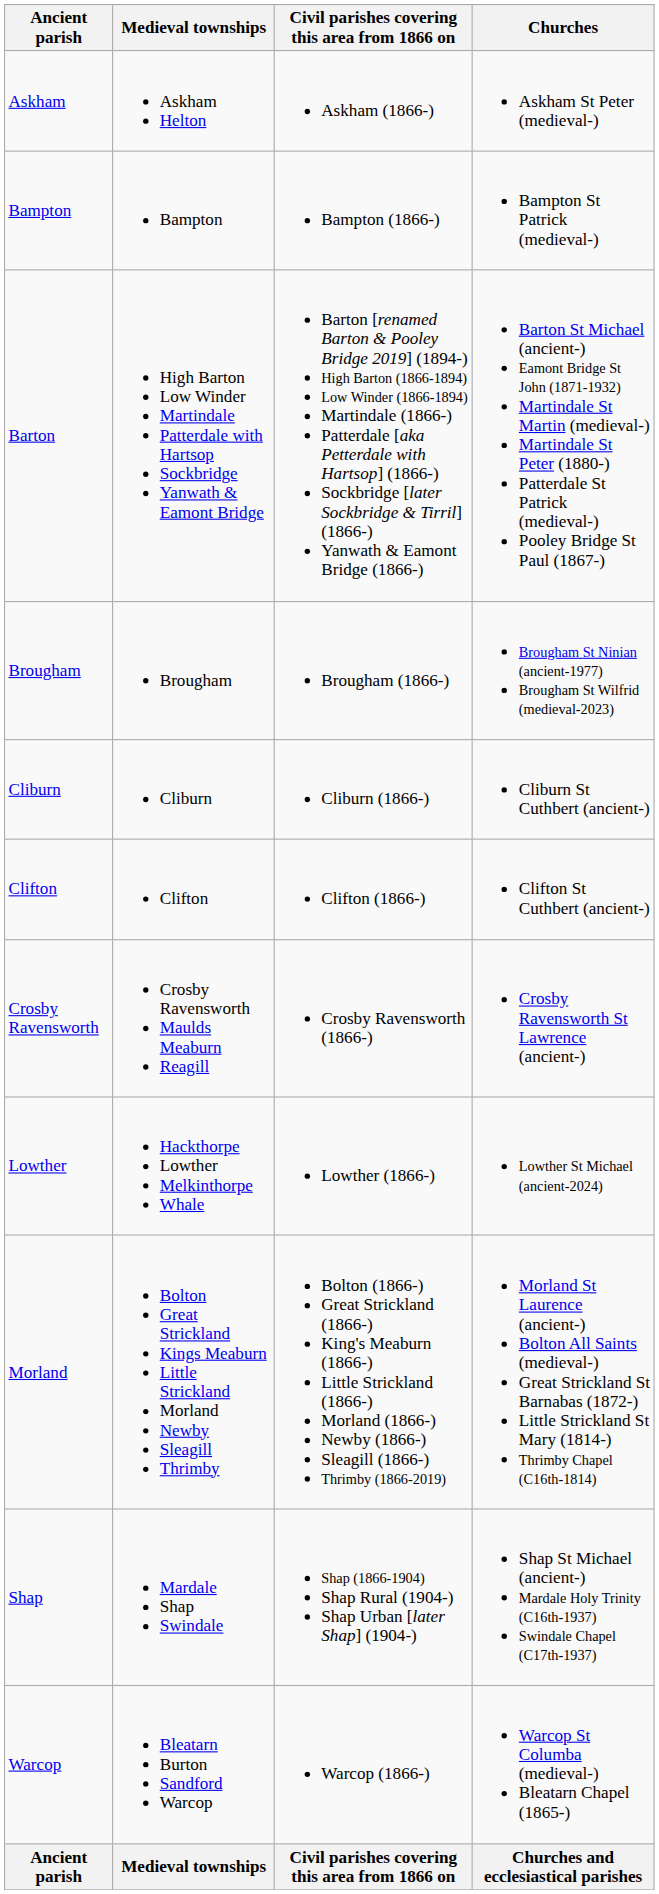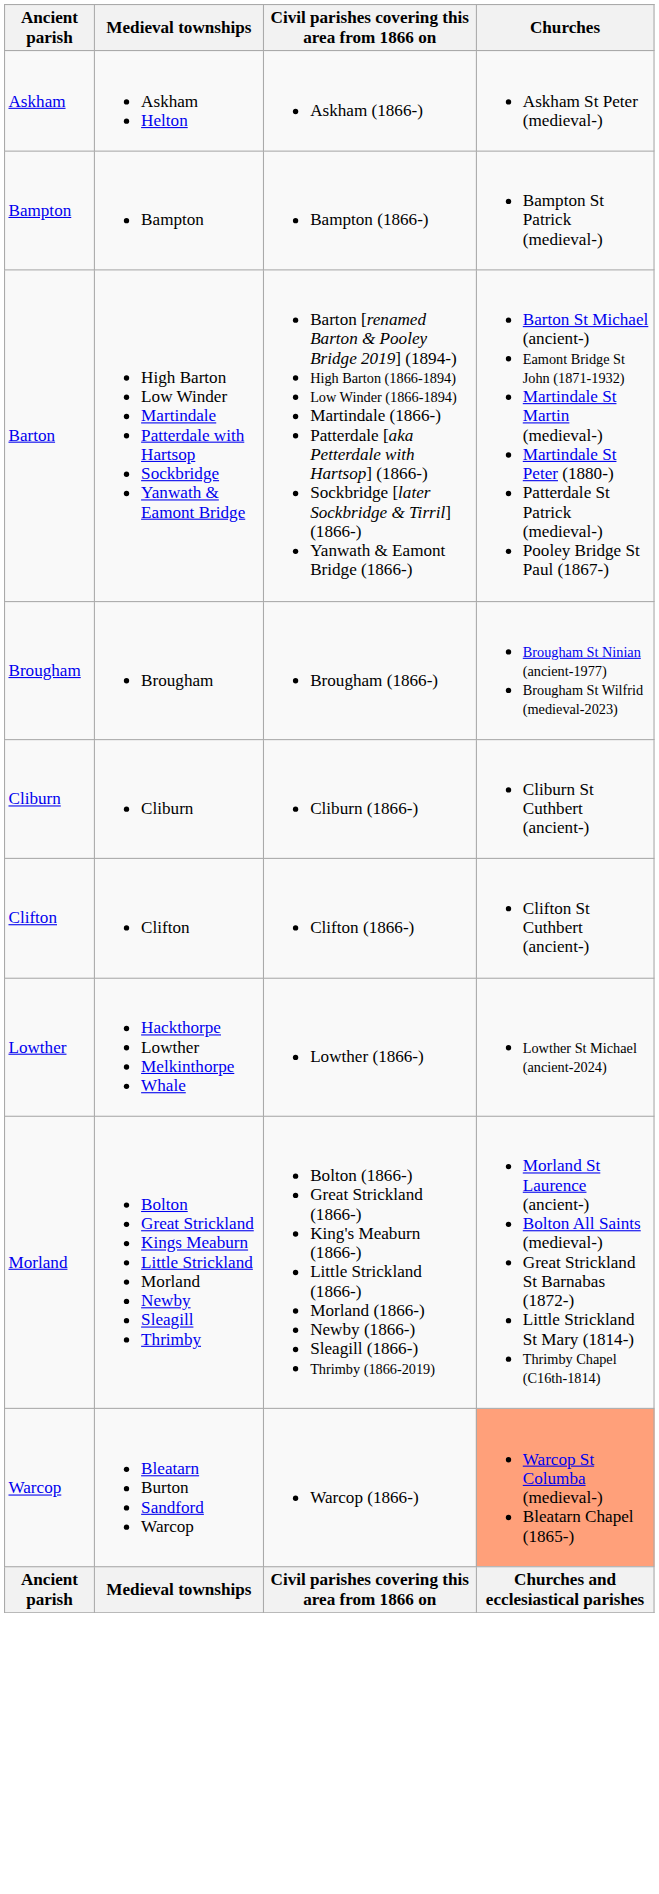- row: (54, 1018)
- row: (26, 1597)
(563, 1774) no background -> (565, 1497) lightsalmon background
